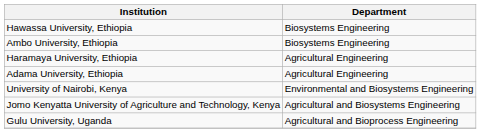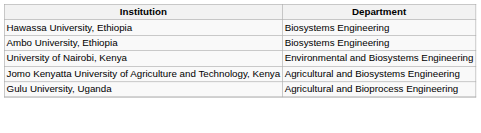- row: (72, 58)
- row: (65, 74)
